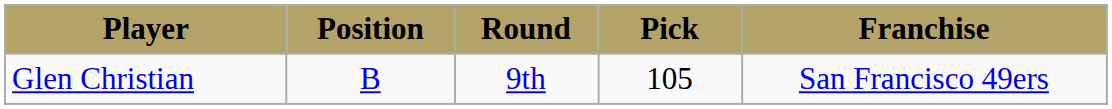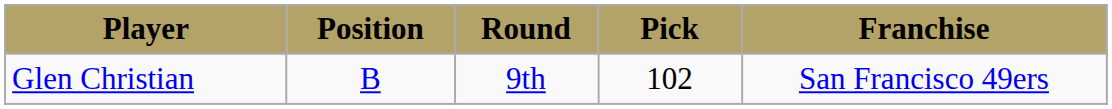(670, 78) 105 -> (670, 78) 102
